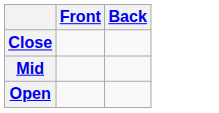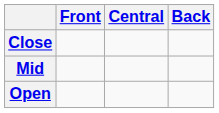+ column: (136, 17)
